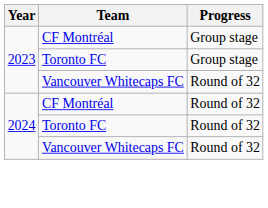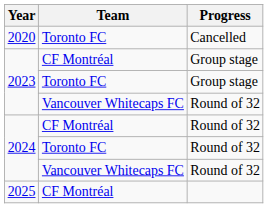+ row: (22, 37)
+ row: (22, 192)
